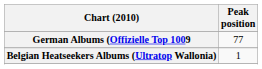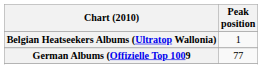rows swapped: (112, 55) <-> (112, 39)
